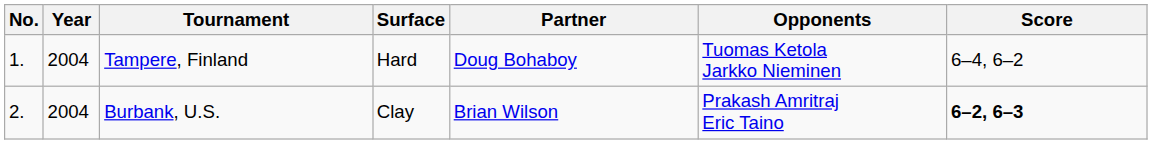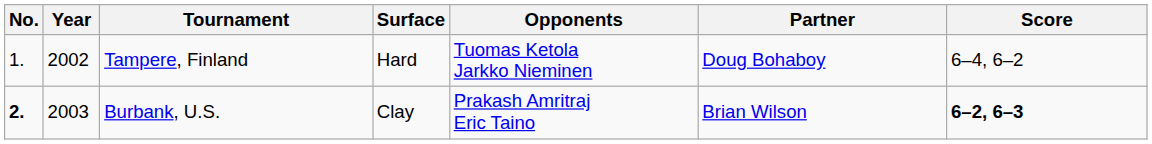columns swapped: (574, 19) <-> (822, 19)
(68, 60) 2004 -> (68, 60) 2002
(17, 111) normal -> (17, 111) bold
(68, 111) 2004 -> (68, 111) 2003
